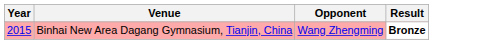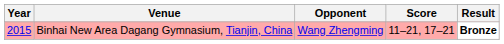+ column: (422, 13)
